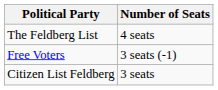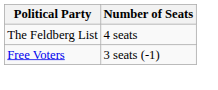- row: (61, 74)
